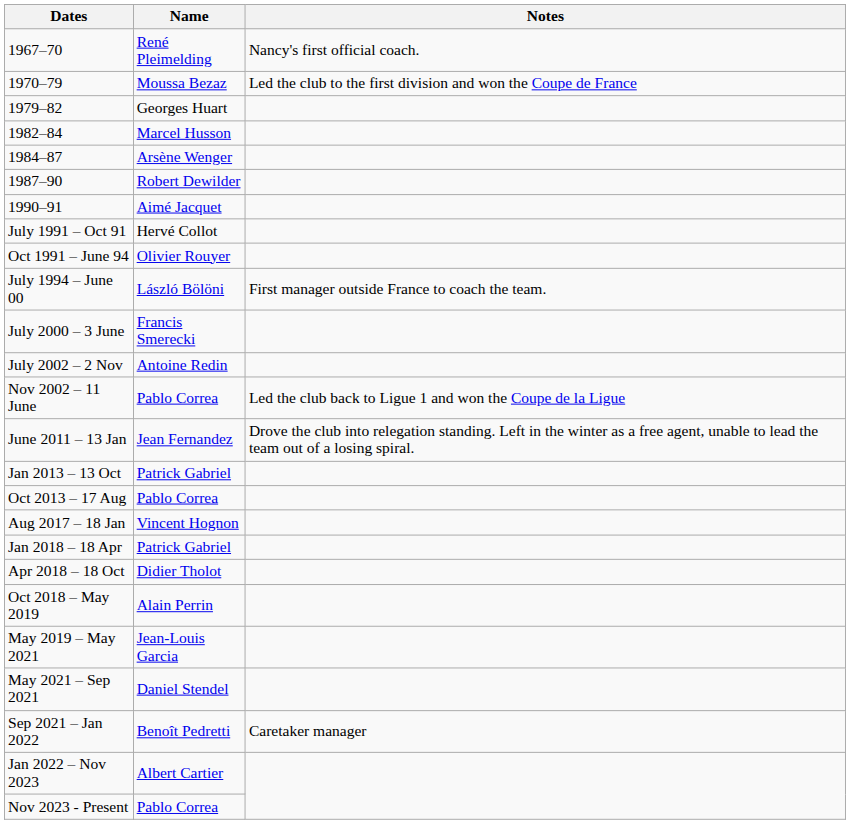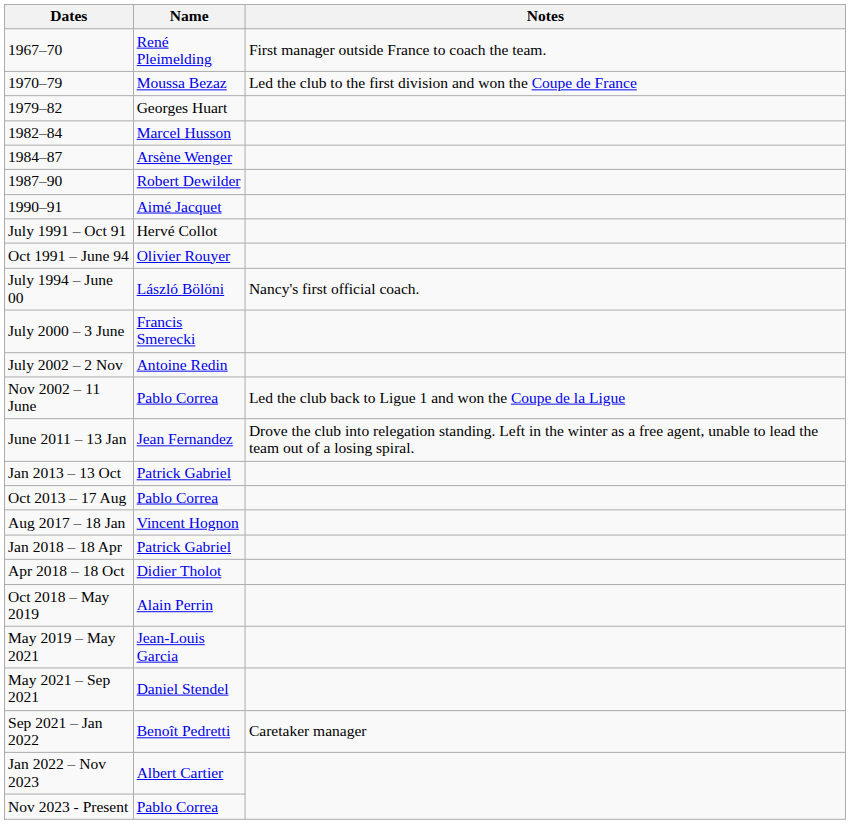(334, 50) Nancy's first official coach. -> (398, 50) First manager outside France to coach the team.
(398, 289) First manager outside France to coach the team. -> (334, 289) Nancy's first official coach.
